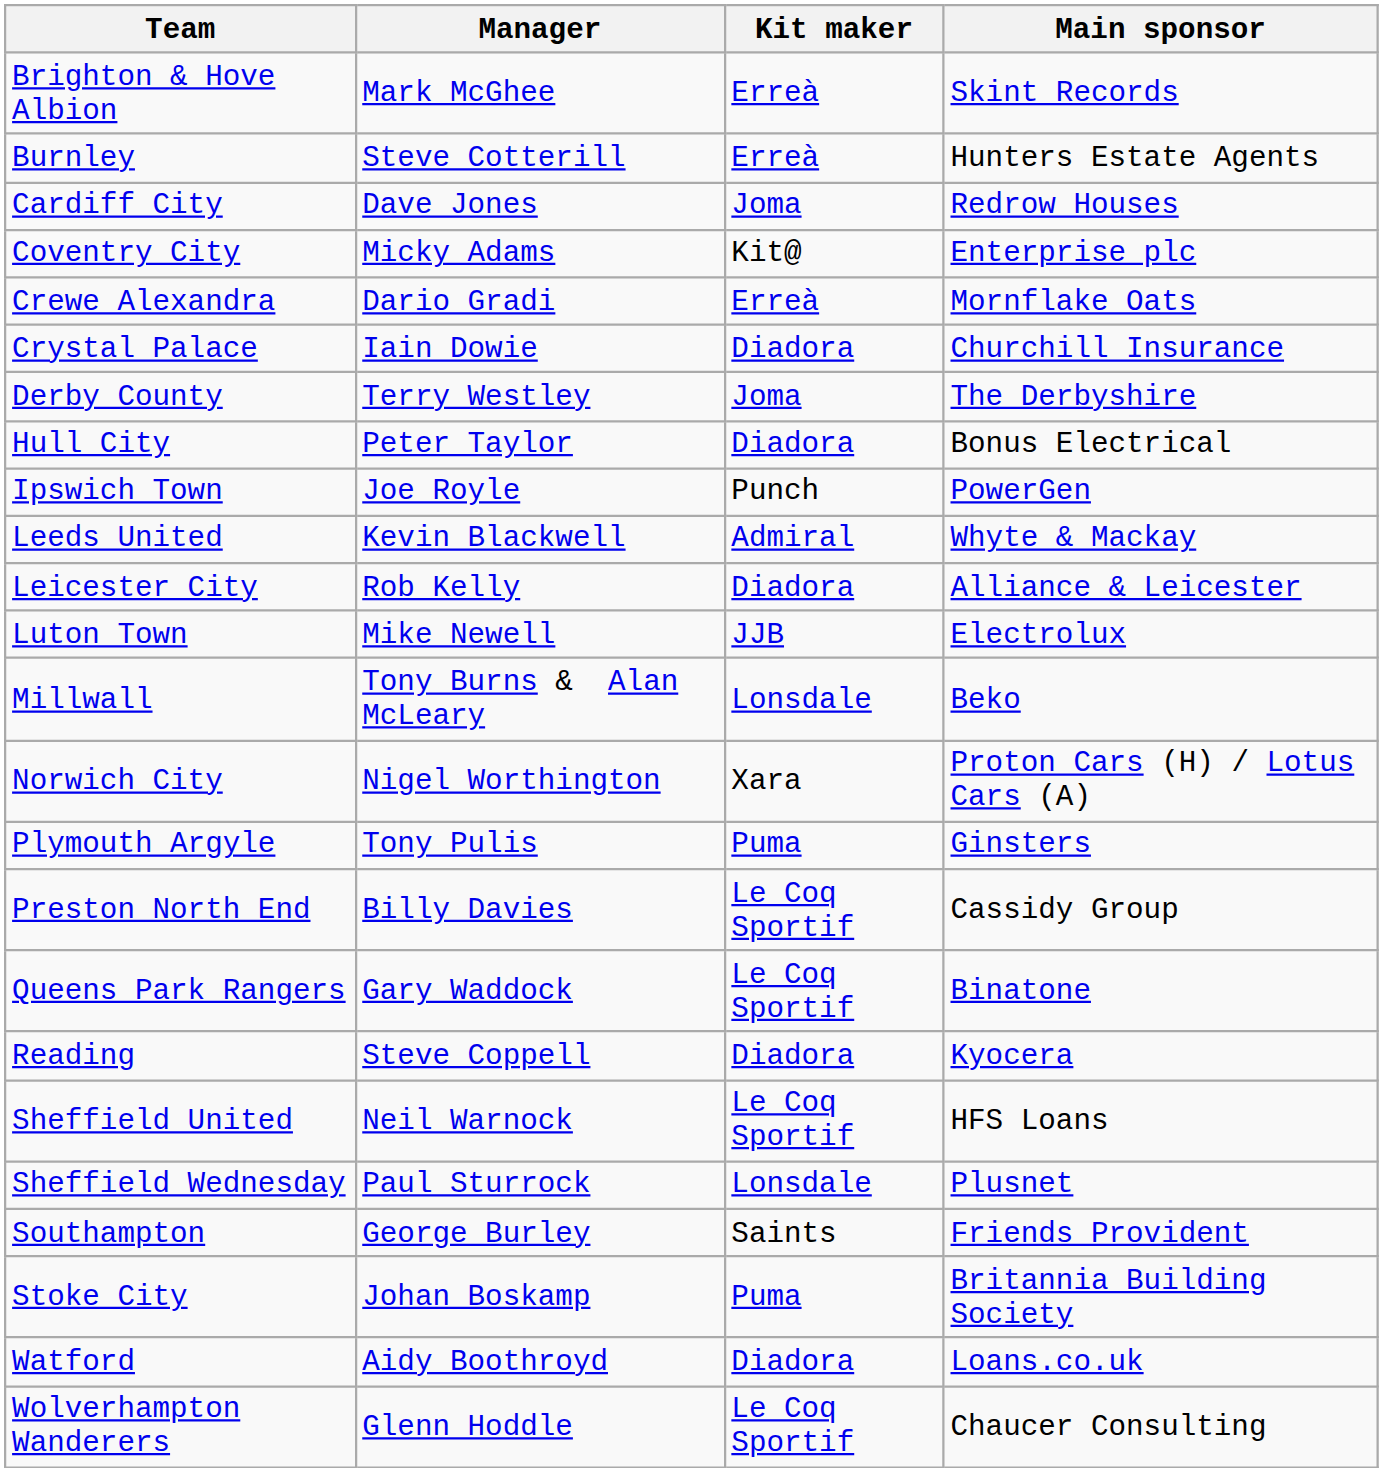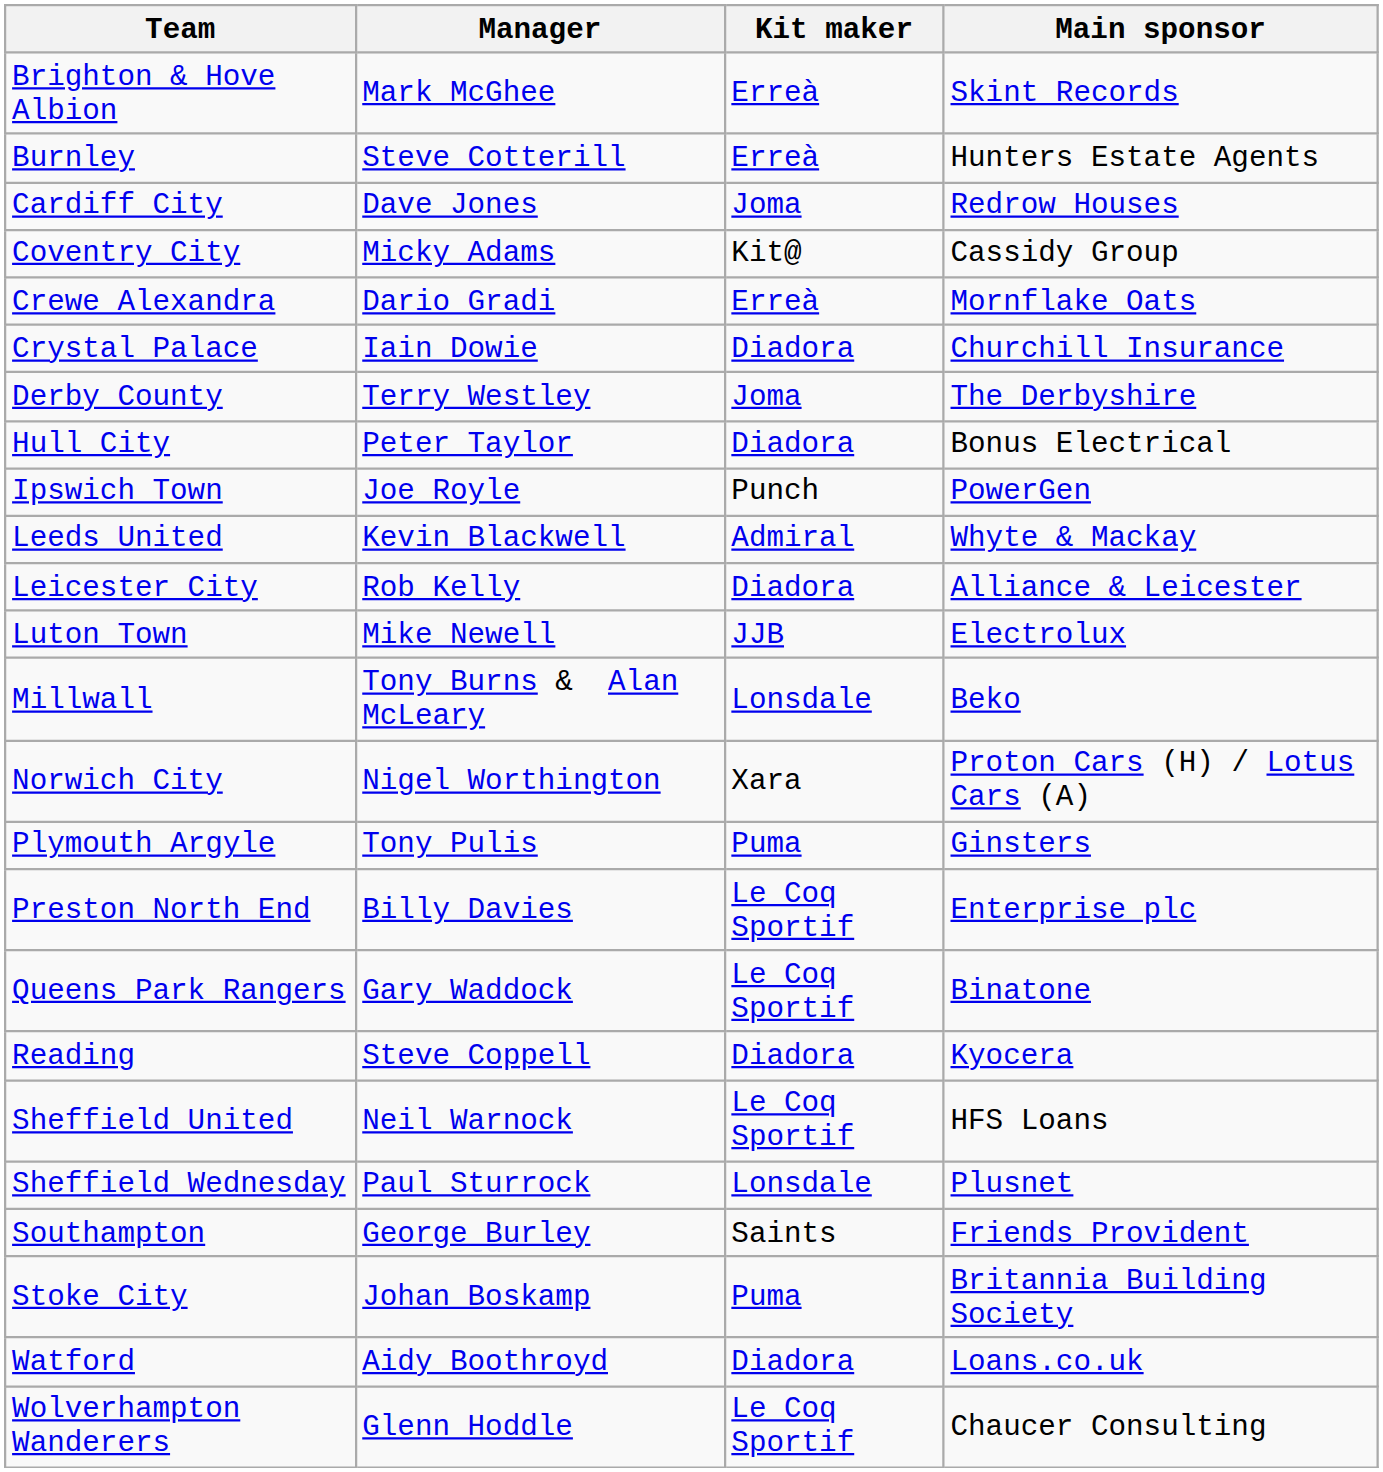(1073, 253) Enterprise plc -> (1065, 253) Cassidy Group
(1065, 910) Cassidy Group -> (1073, 910) Enterprise plc
